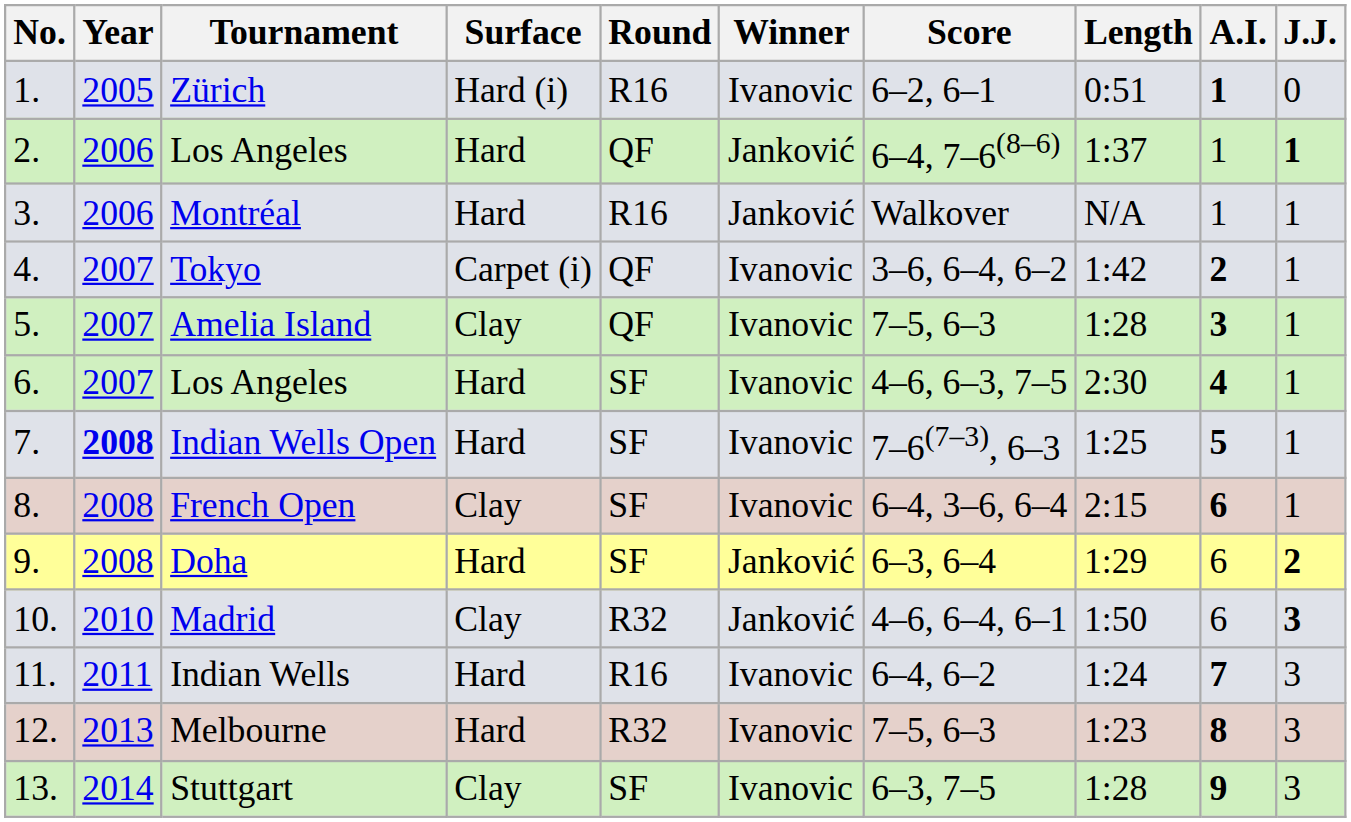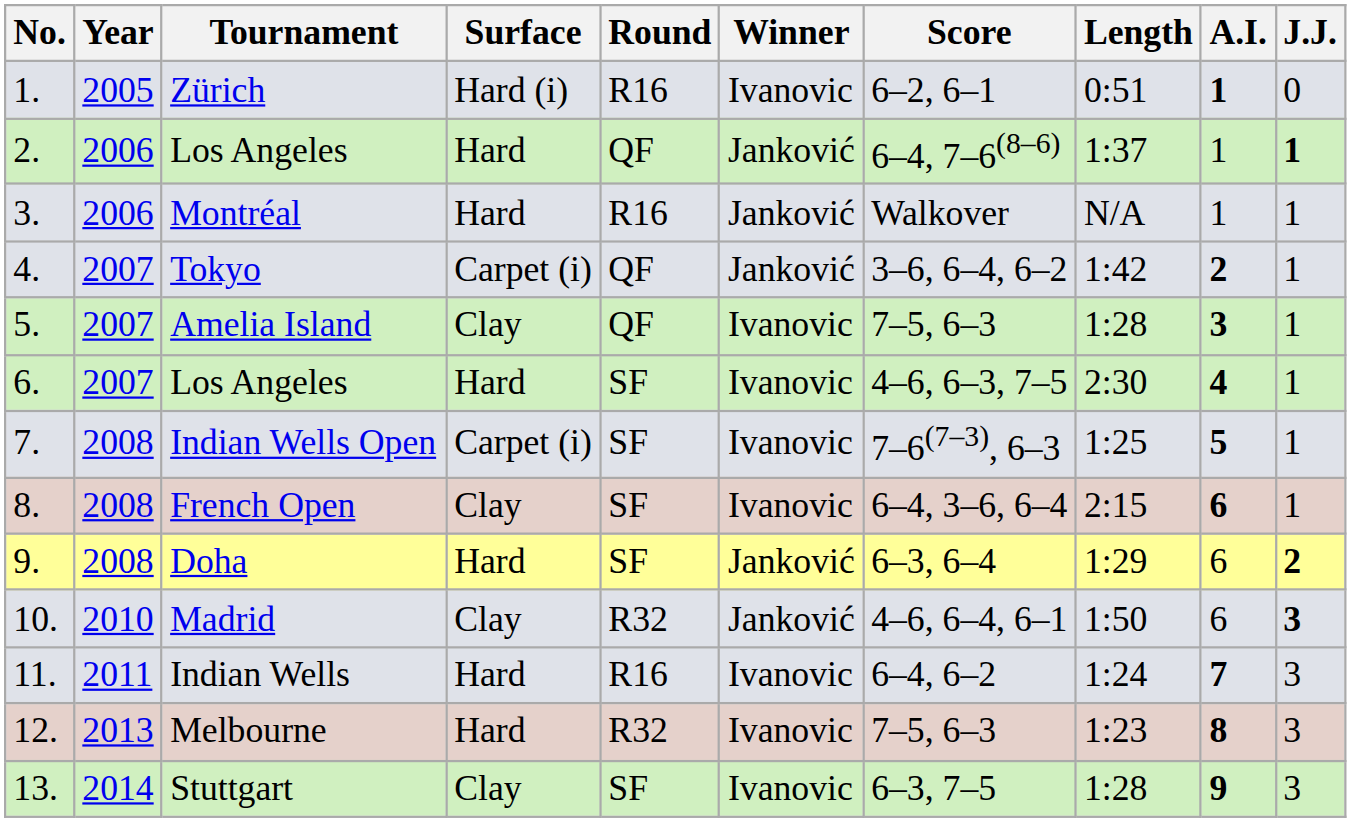(790, 268) Ivanovic -> (791, 268) Janković
(118, 443) bold -> (118, 443) normal
(490, 443) Hard -> (523, 443) Carpet (i)
